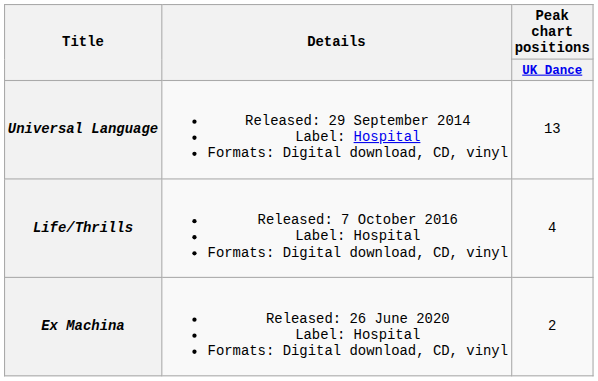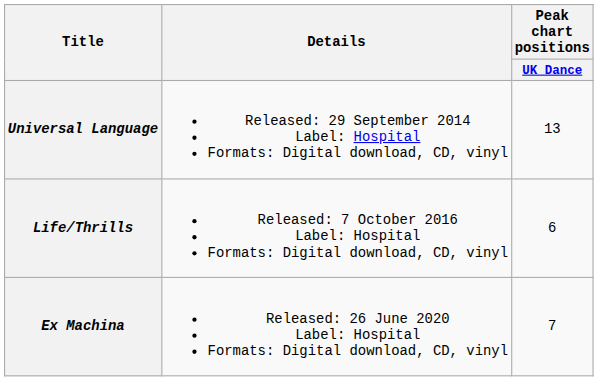(552, 228) 4 -> (552, 228) 6
(552, 327) 2 -> (552, 327) 7
